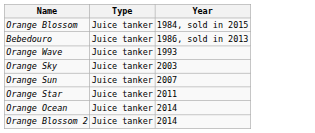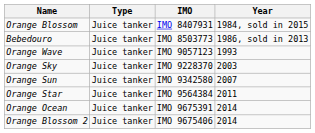+ column: (185, 11)
